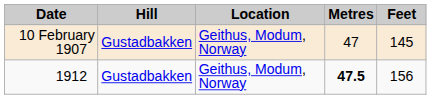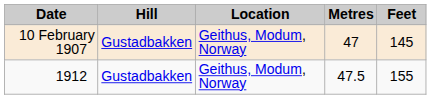(351, 77) bold -> (351, 77) normal
(402, 77) 156 -> (402, 77) 155
